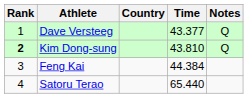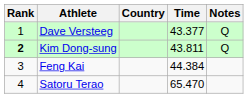(187, 48) 43.810 -> (187, 48) 43.811
(187, 84) 65.440 -> (187, 84) 65.470
